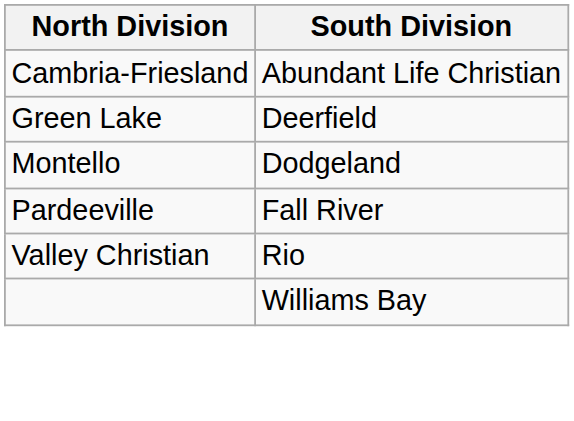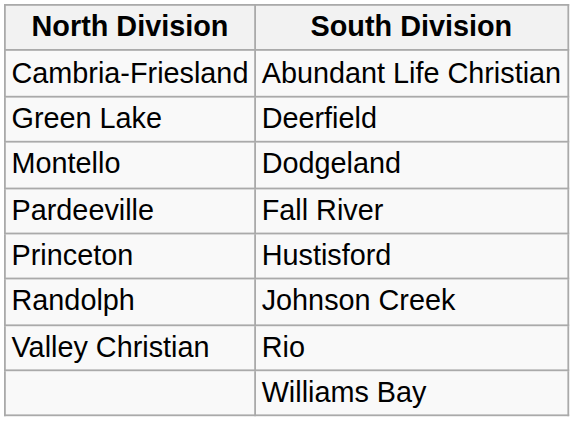+ row: (72, 255)
+ row: (73, 301)
